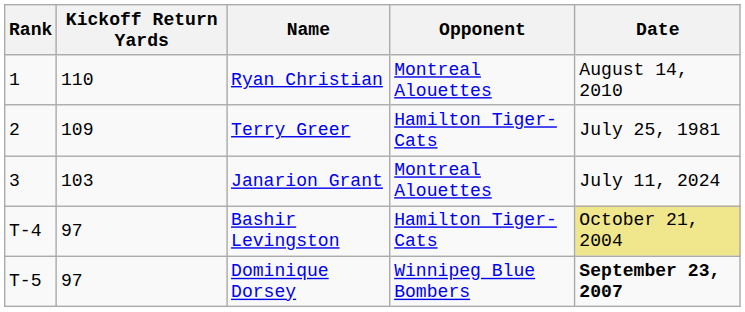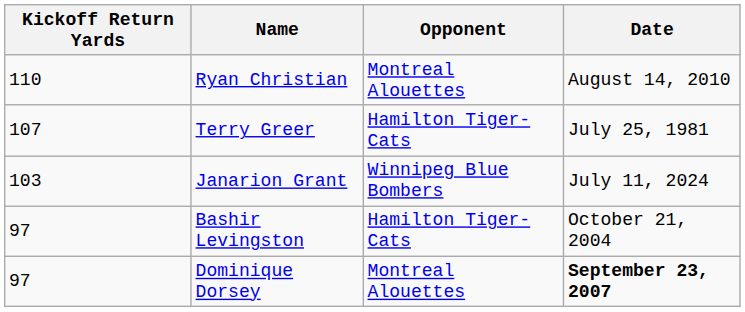- column: (31, 30)
(77, 130) 109 -> (25, 130) 107
(443, 181) Montreal Alouettes -> (438, 181) Winnipeg Blue Bombers
(639, 231) khaki background -> (628, 231) no background
(465, 281) Winnipeg Blue Bombers -> (416, 281) Montreal Alouettes
